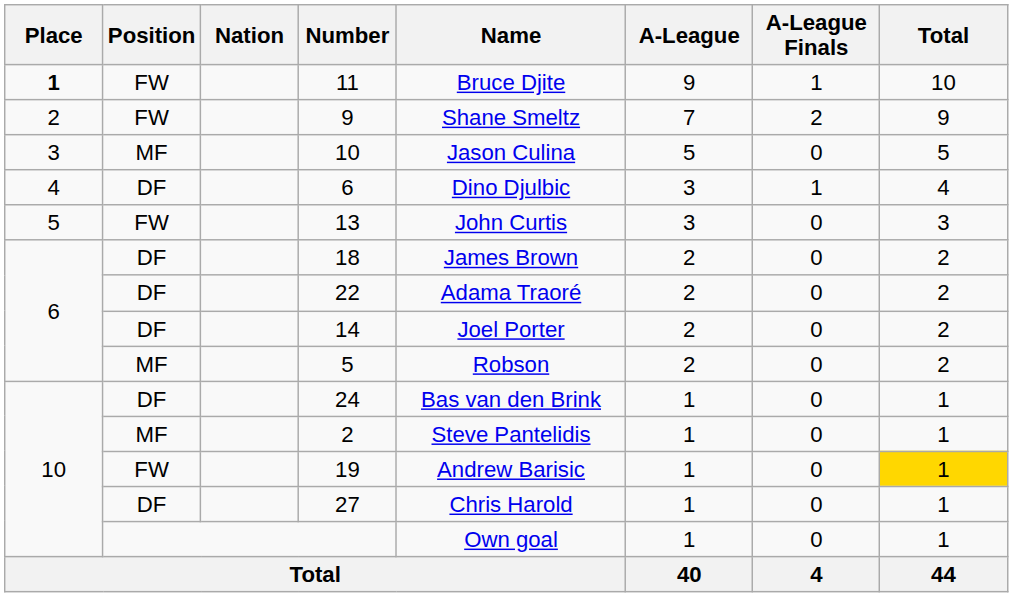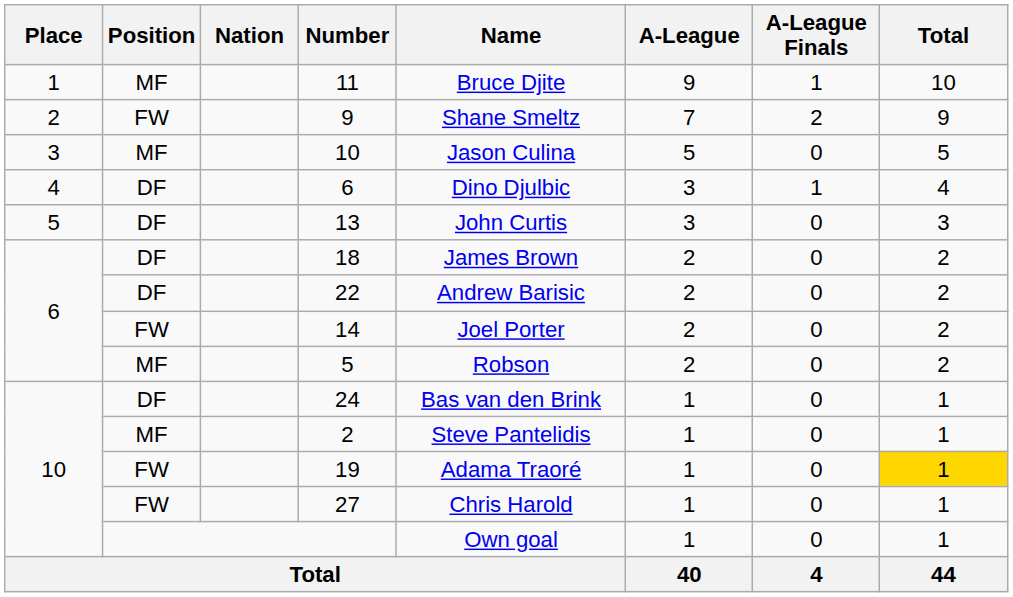(54, 82) bold -> (54, 82) normal
(152, 82) FW -> (152, 82) MF
(152, 223) FW -> (152, 223) DF
(511, 293) Adama Traoré -> (511, 293) Andrew Barisic
(152, 328) DF -> (152, 328) FW
(511, 469) Andrew Barisic -> (511, 469) Adama Traoré
(152, 504) DF -> (152, 504) FW
